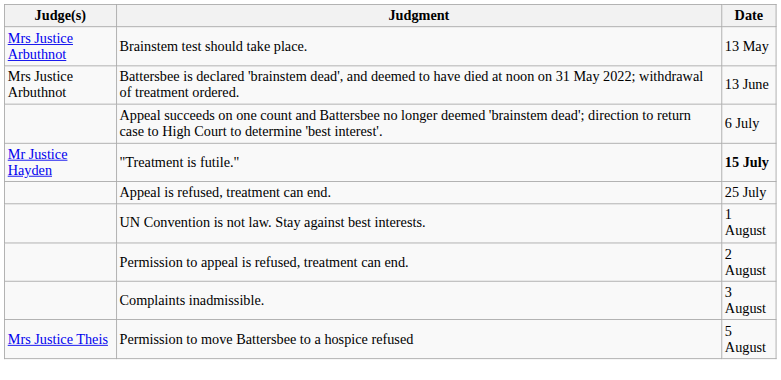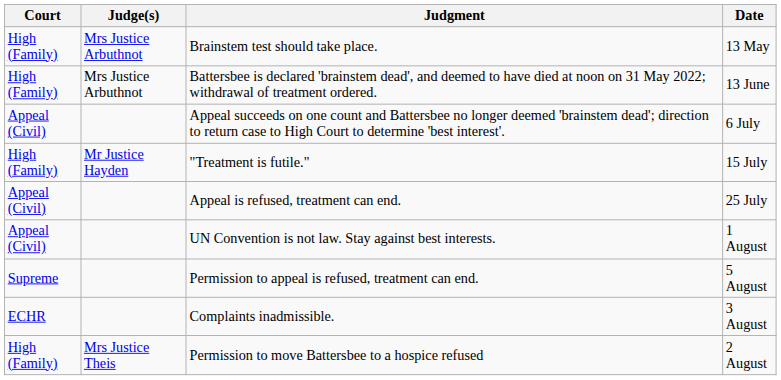+ column: (43, 15)
(747, 162) bold -> (747, 162) normal
(745, 261) 2 August -> (746, 278) 5 August
(745, 339) 5 August -> (746, 355) 2 August
